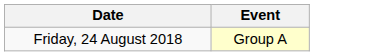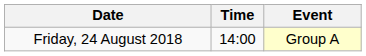+ column: (237, 16)
